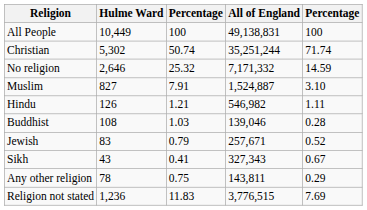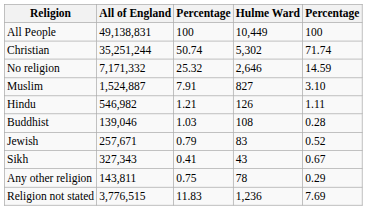columns swapped: (131, 13) <-> (264, 13)
